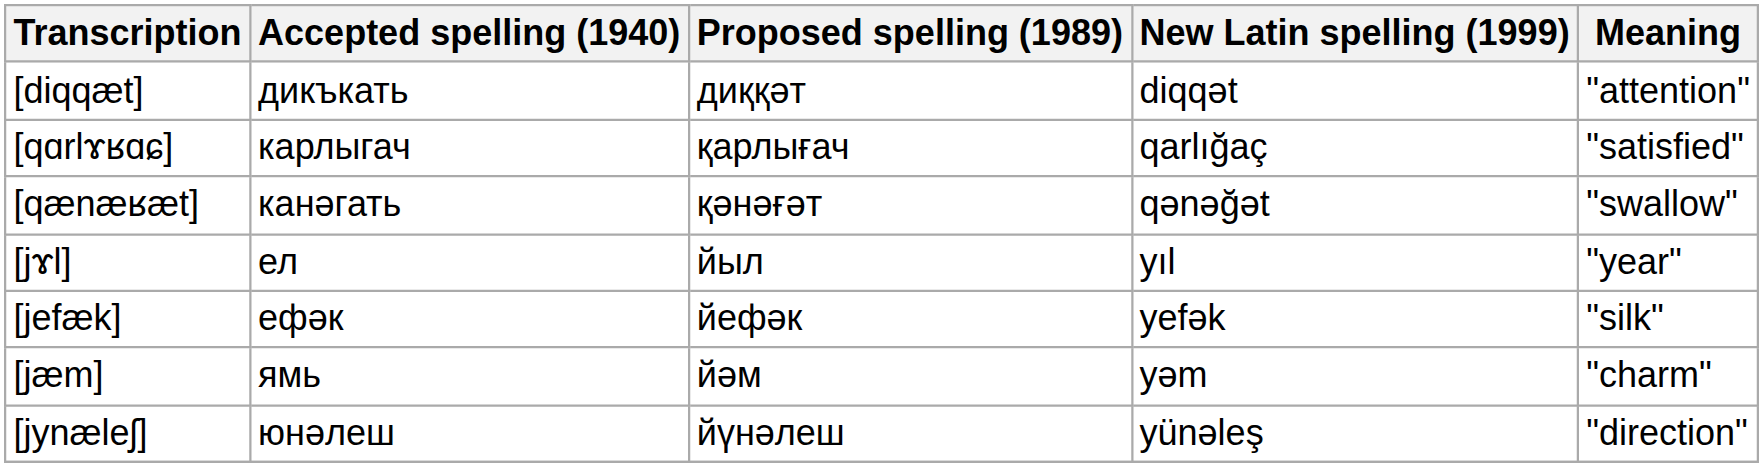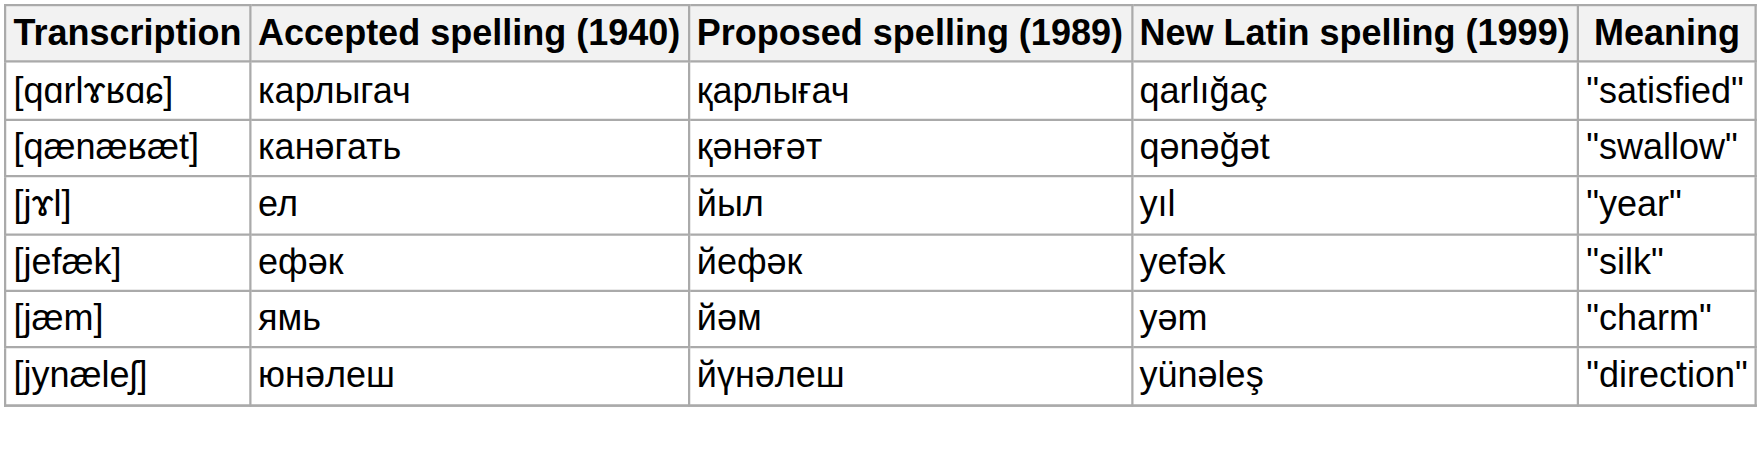- row: (78, 90)
